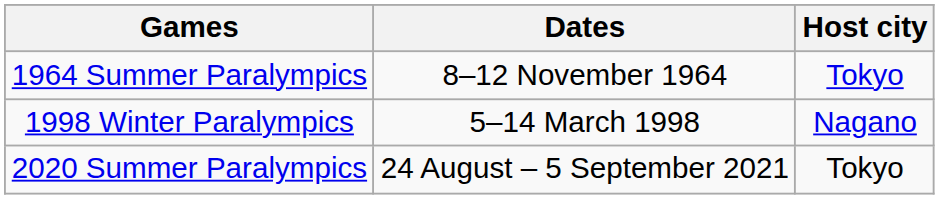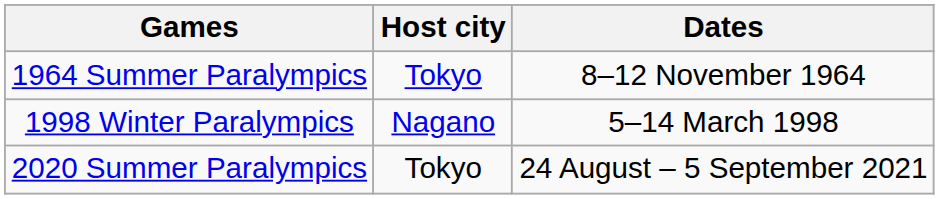columns swapped: (585, 27) <-> (865, 27)
